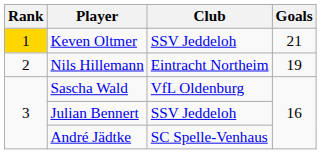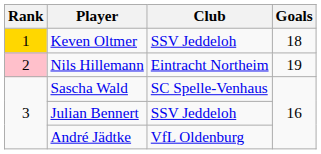(294, 40) 21 -> (294, 40) 18
(26, 64) no background -> (26, 64) pink background
(197, 88) VfL Oldenburg -> (209, 88) SC Spelle-Venhaus
(209, 137) SC Spelle-Venhaus -> (197, 137) VfL Oldenburg
